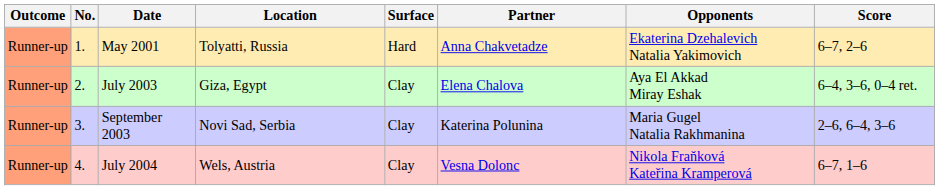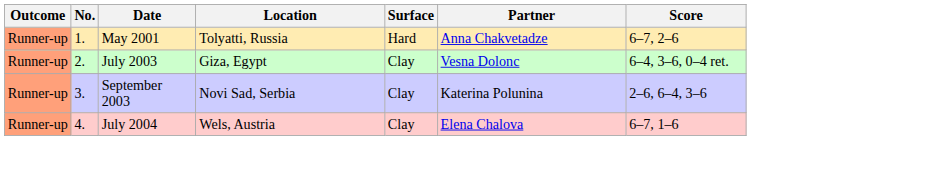- column: (720, 15)
(482, 85) Elena Chalova -> (480, 61) Vesna Dolonc
(480, 164) Vesna Dolonc -> (482, 123) Elena Chalova
